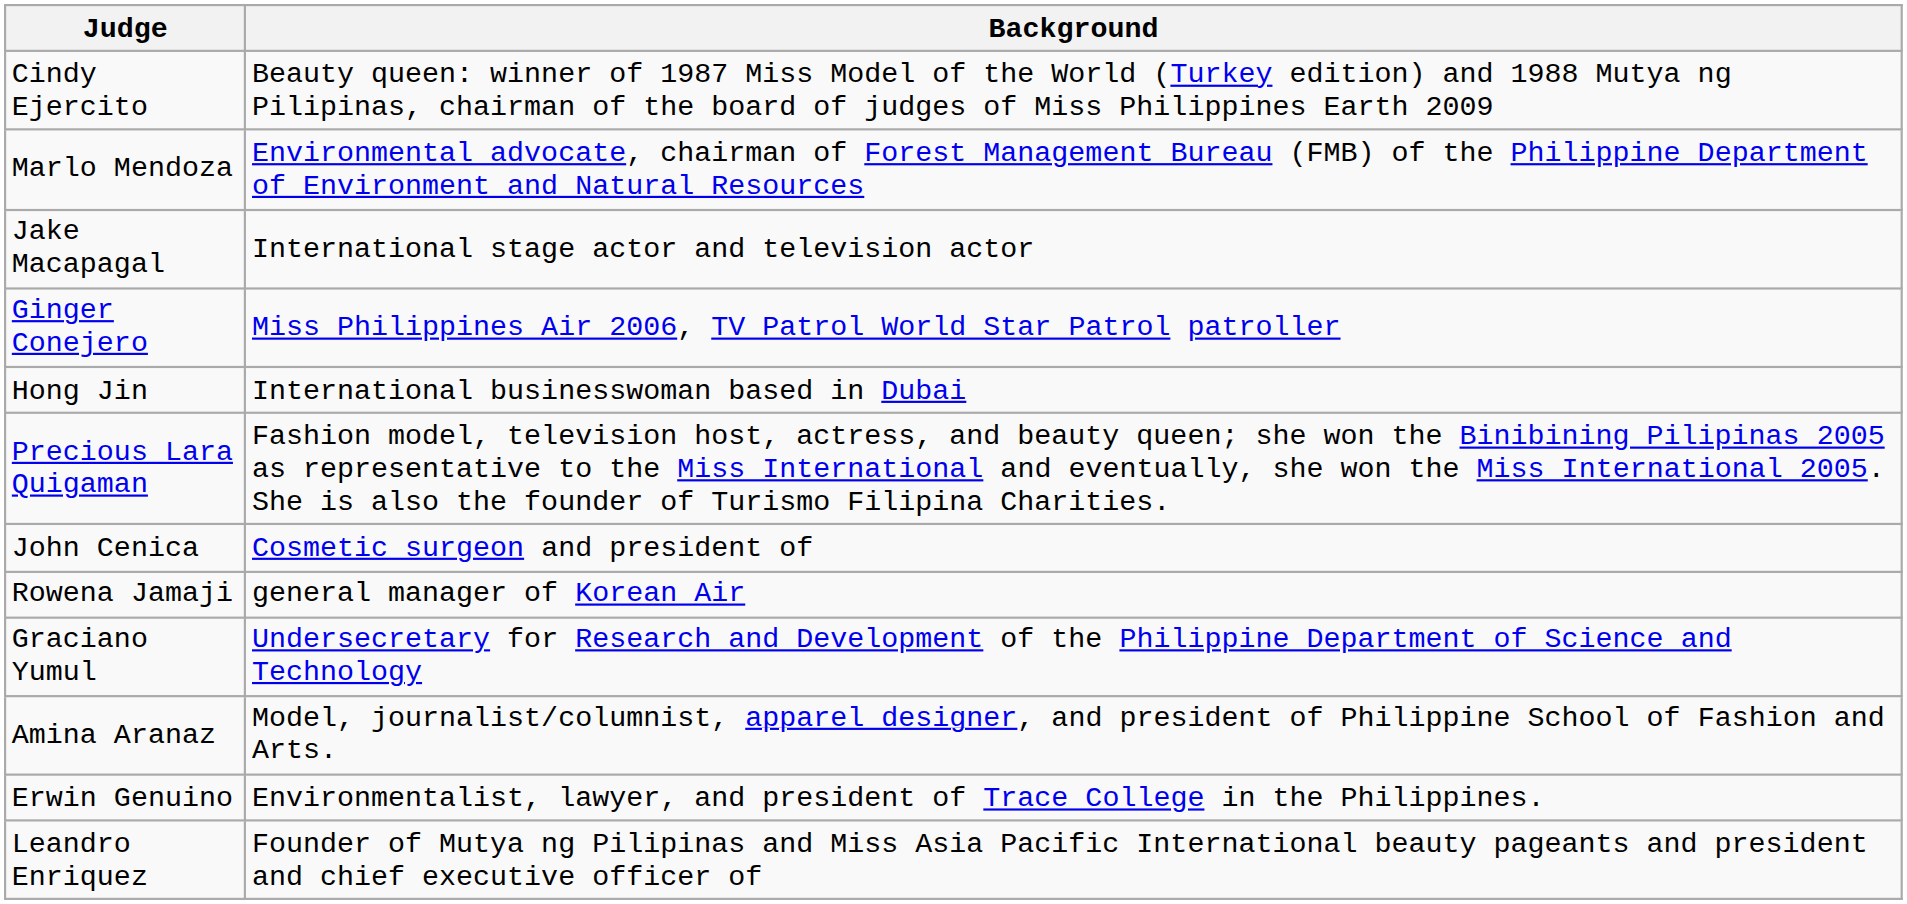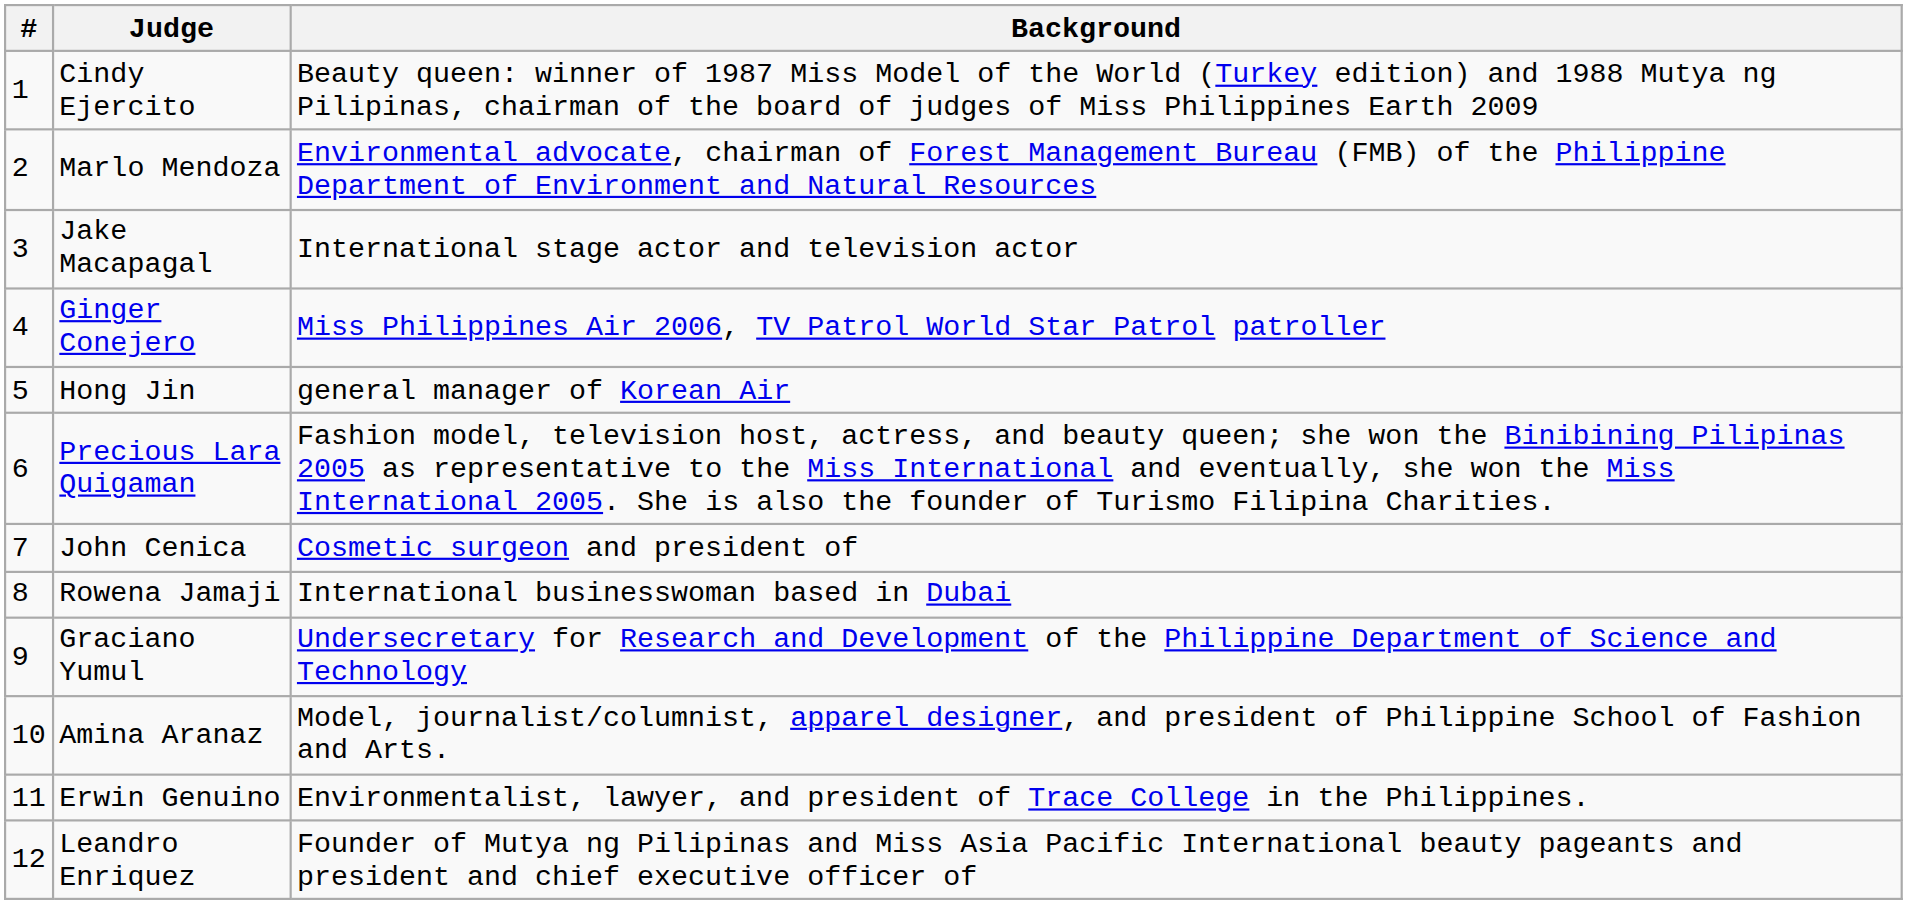+ column: (29, 28)
(609, 390) International businesswoman based in Dubai -> (544, 390) general manager of Korean Air
(499, 594) general manager of Korean Air -> (654, 594) International businesswoman based in Dubai
